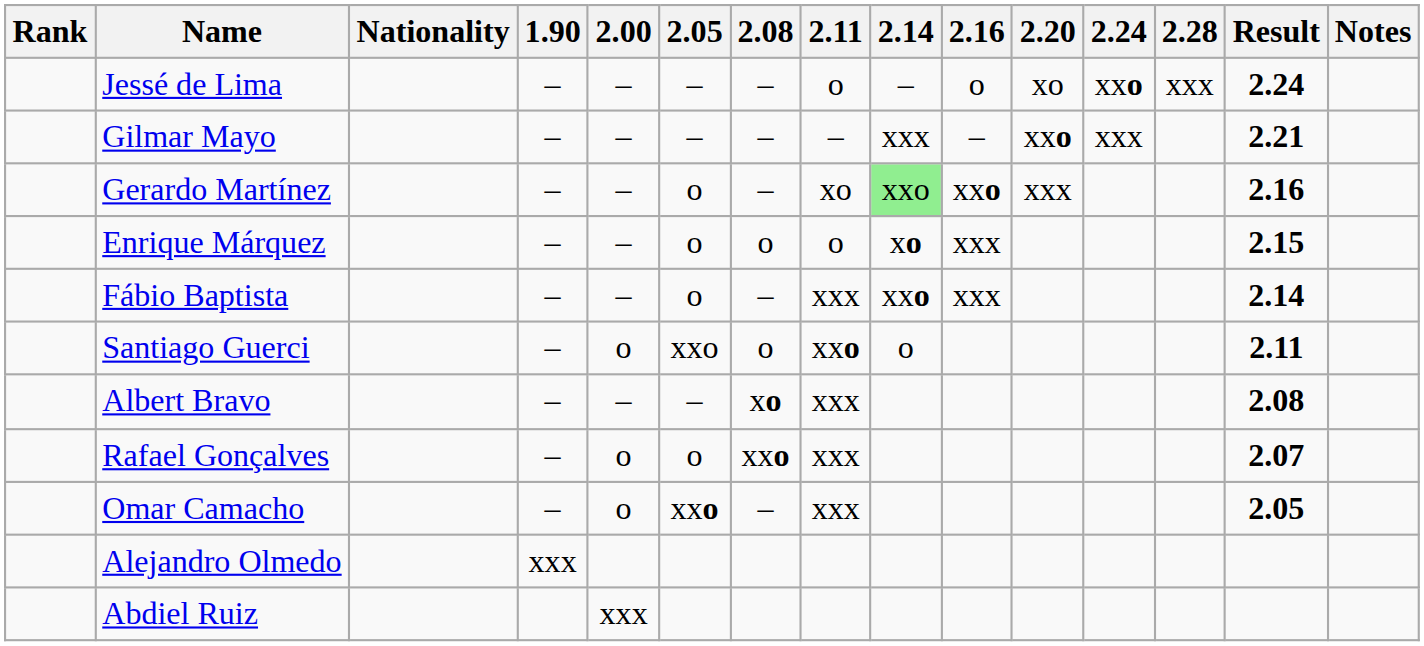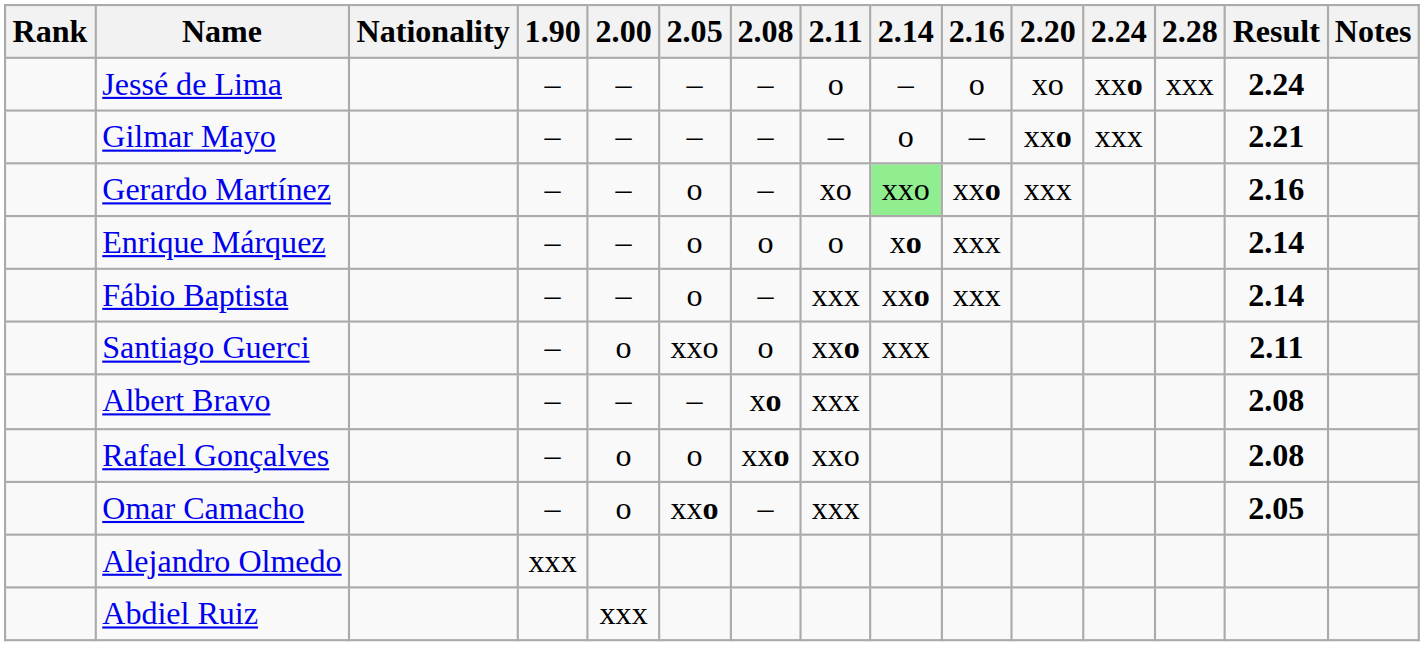(906, 136) xxx -> (906, 136) o
(1276, 242) 2.15 -> (1276, 242) 2.14
(906, 348) o -> (906, 348) xxx
(836, 454) xxx -> (836, 454) xxo
(1276, 454) 2.07 -> (1276, 454) 2.08
